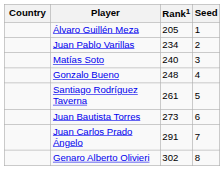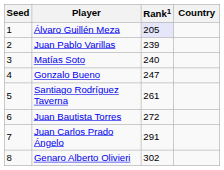columns swapped: (28, 13) <-> (206, 13)
(170, 29) no background -> (151, 29) lavender background
(170, 45) 234 -> (151, 45) 239
(170, 75) 248 -> (151, 75) 247
(170, 116) 273 -> (151, 116) 272
